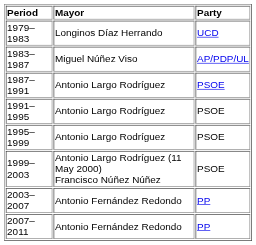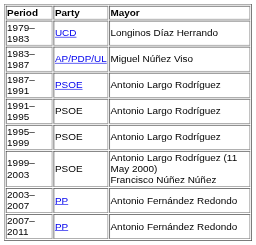columns swapped: (70, 12) <-> (209, 12)
